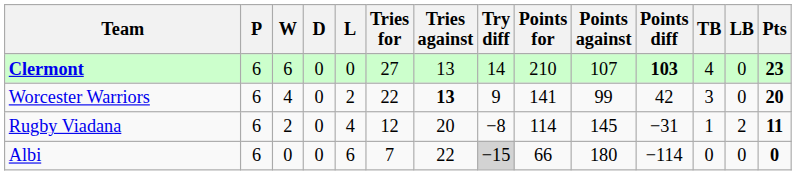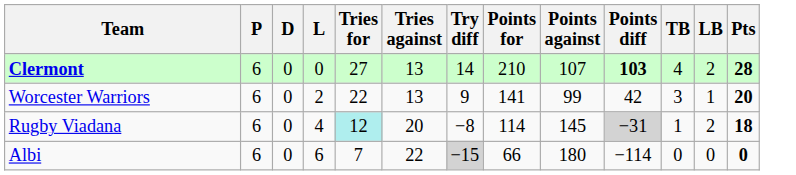- column: (288, 29)
(742, 68) 0 -> (711, 68) 2
(775, 68) 23 -> (743, 68) 28
(445, 97) bold -> (414, 97) normal
(742, 97) 0 -> (711, 97) 1
(390, 126) no background -> (358, 126) paleturquoise background
(664, 126) no background -> (633, 126) lightgrey background
(775, 126) 11 -> (743, 126) 18
